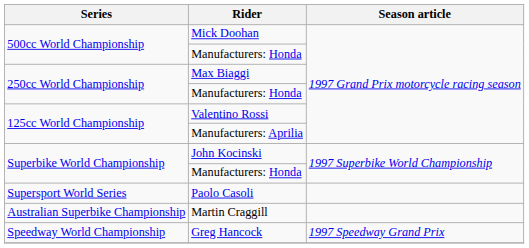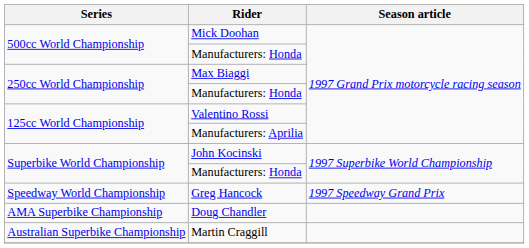- row: (67, 193)
rows swapped: (86, 232) <-> (96, 212)
+ row: (85, 212)
